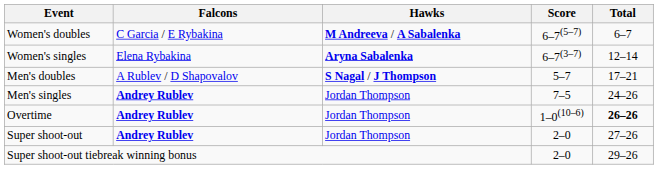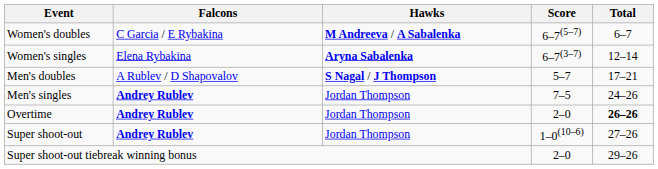(562, 115) 1–0(10–6) -> (562, 114) 2–0
(562, 136) 2–0 -> (562, 134) 1–0(10–6)
